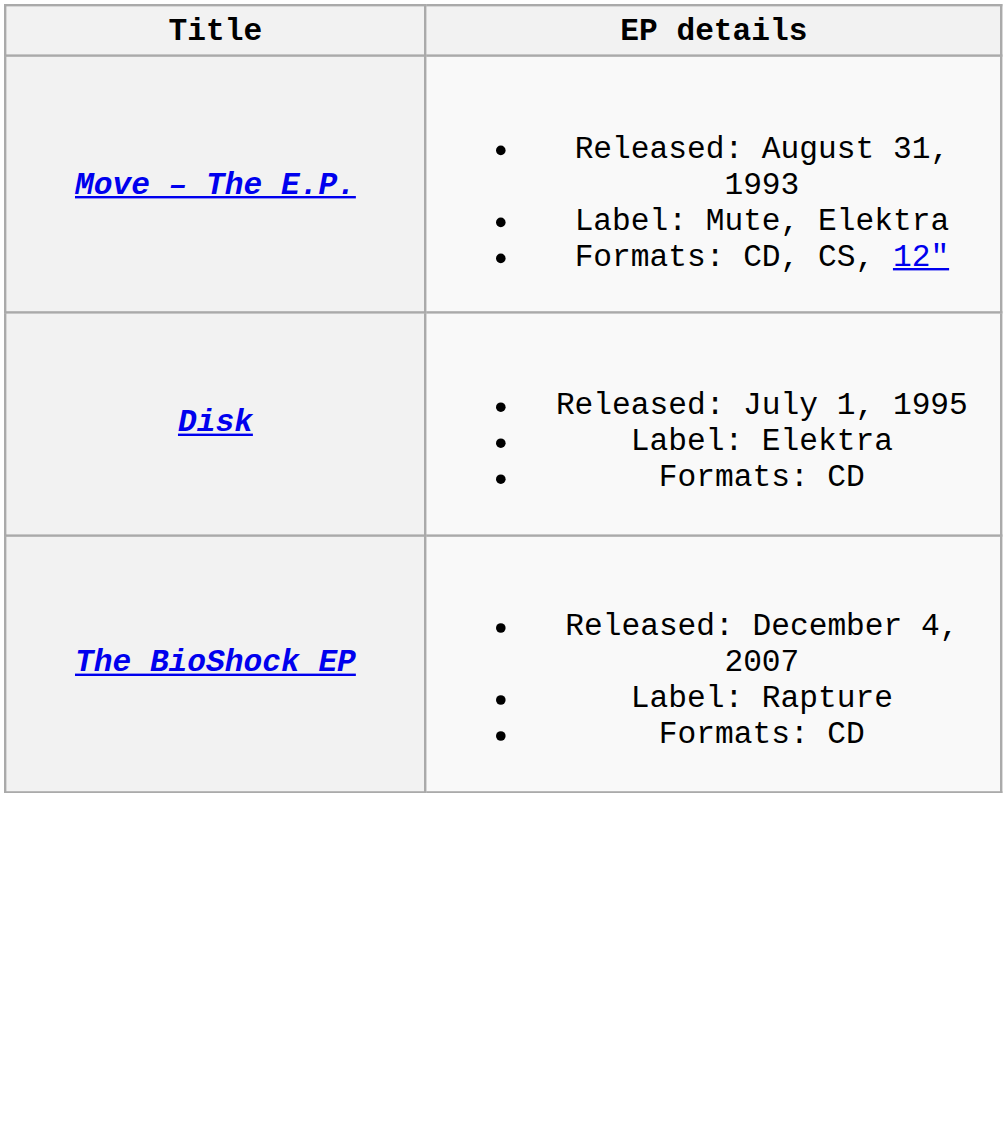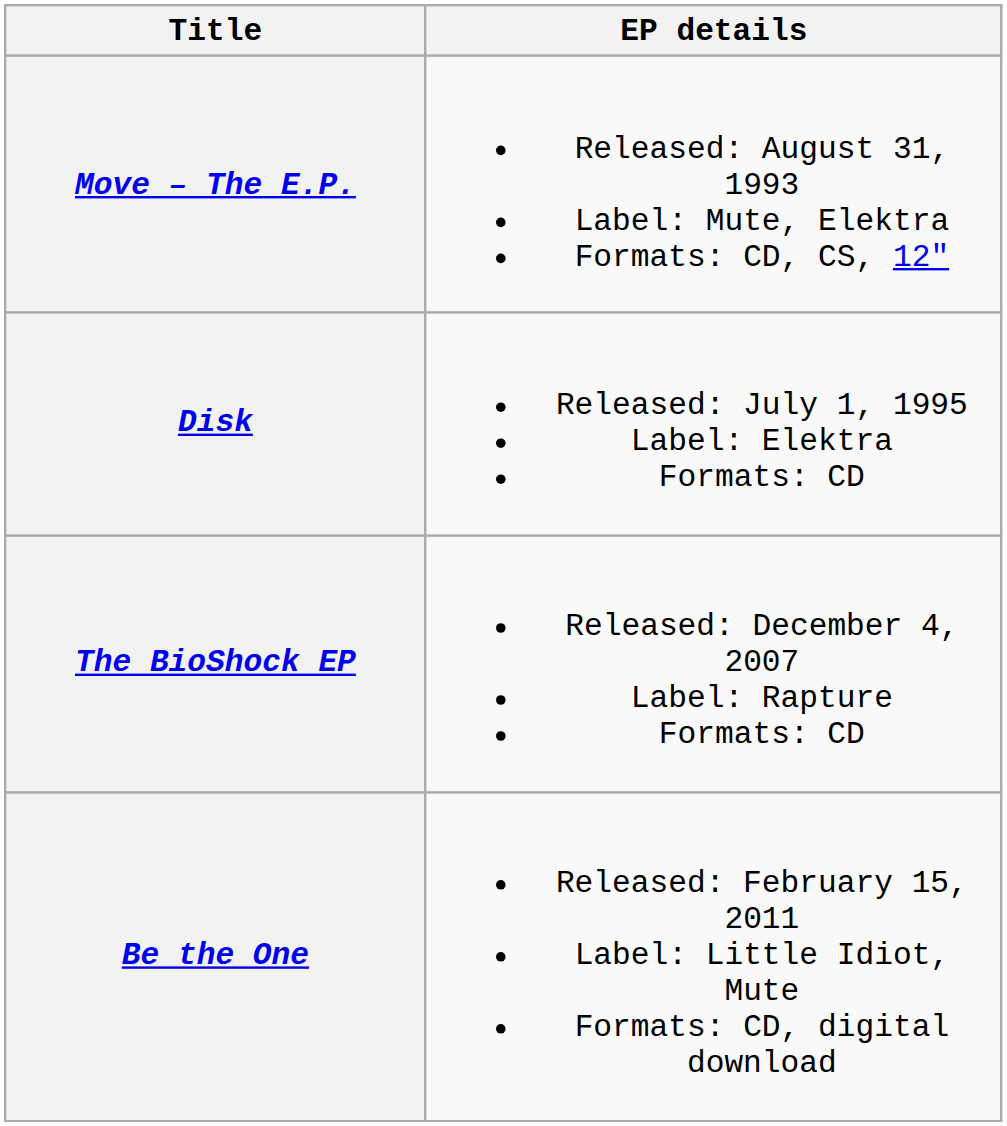+ row: (215, 956)
